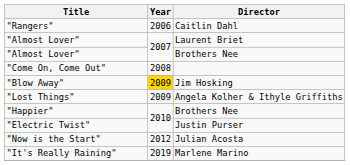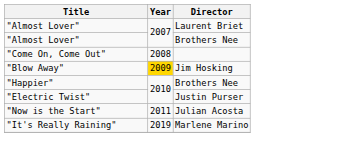- row: (30, 26)
- row: (40, 97)
(160, 139) 2012 -> (160, 111) 2011
